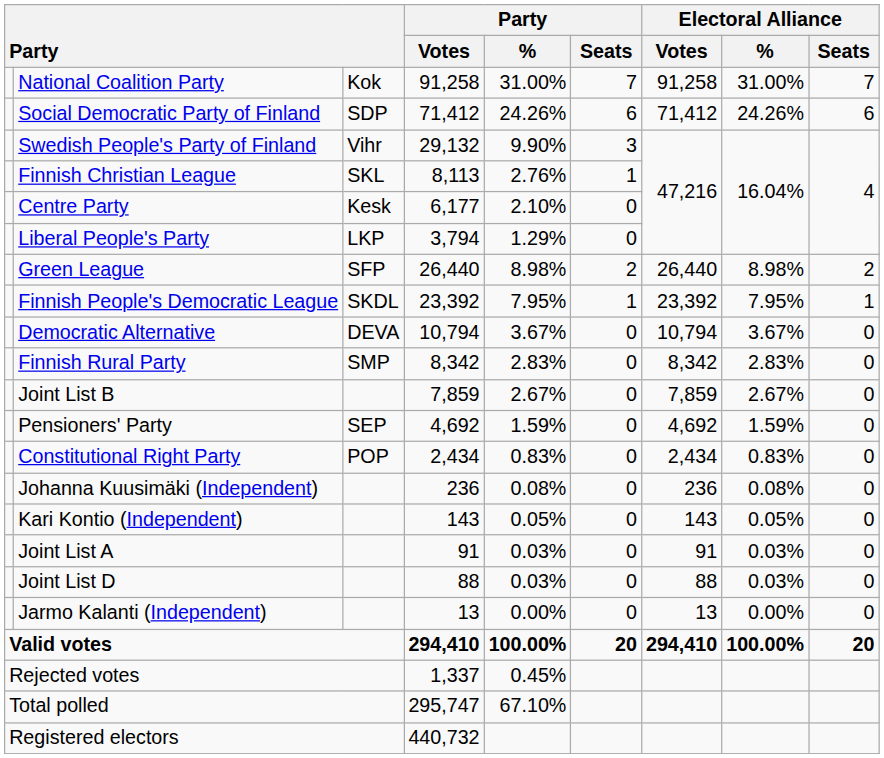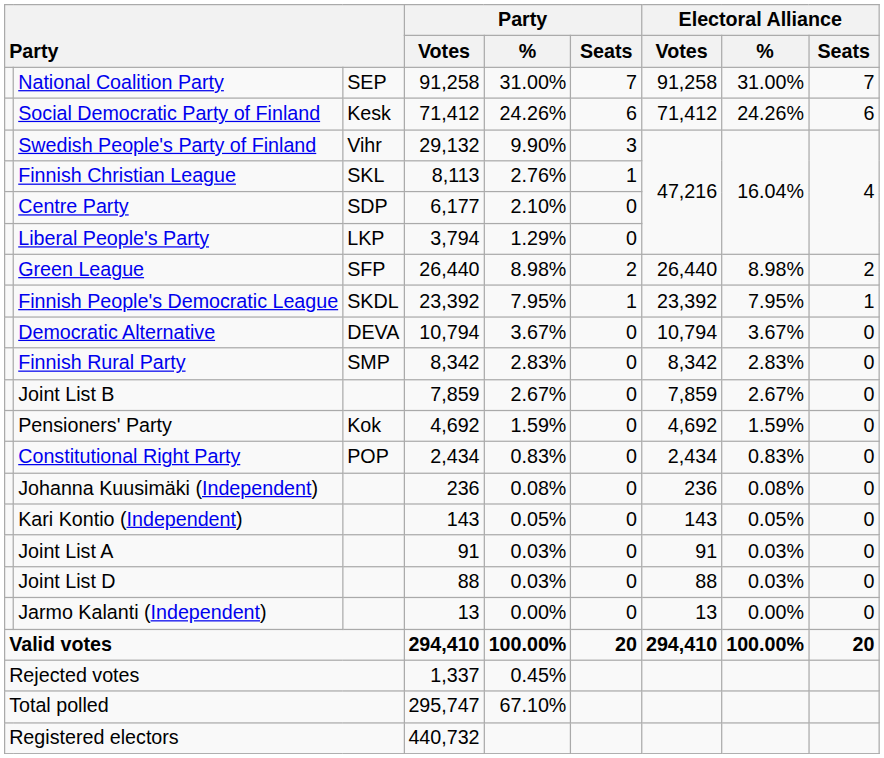(364, 82) Kok -> (367, 82) SEP
(367, 113) SDP -> (369, 113) Kesk
(369, 207) Kesk -> (367, 207) SDP
(367, 425) SEP -> (364, 425) Kok
